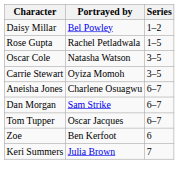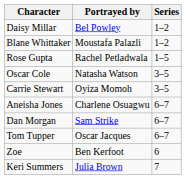+ row: (39, 43)
